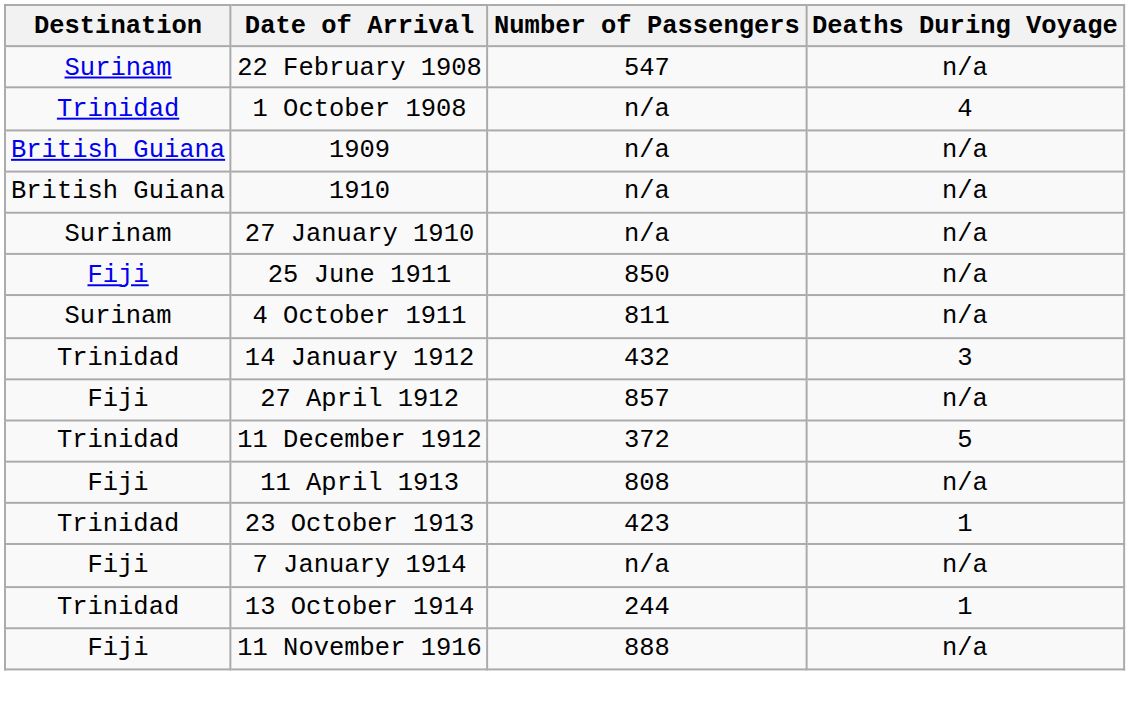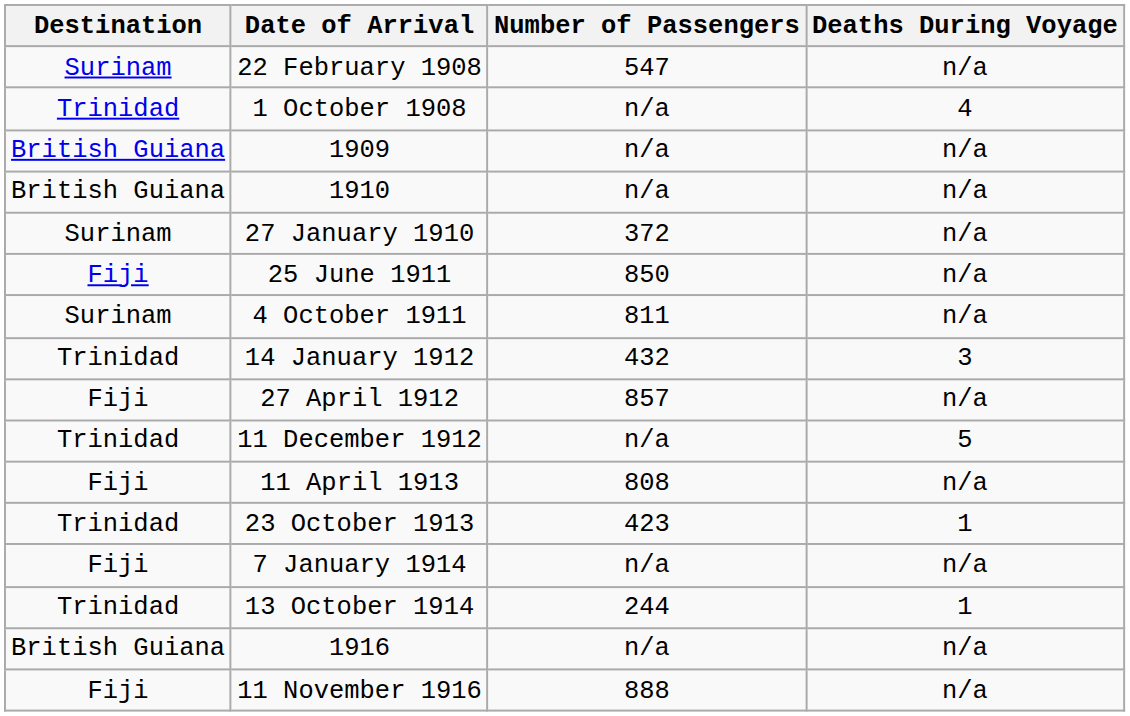(647, 233) n/a -> (647, 233) 372
(647, 441) 372 -> (647, 441) n/a
+ row: (360, 649)
